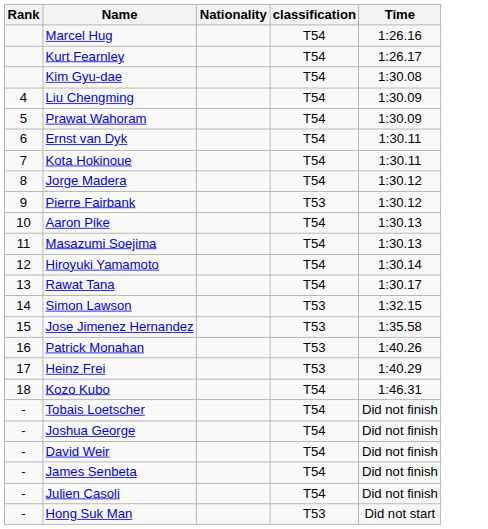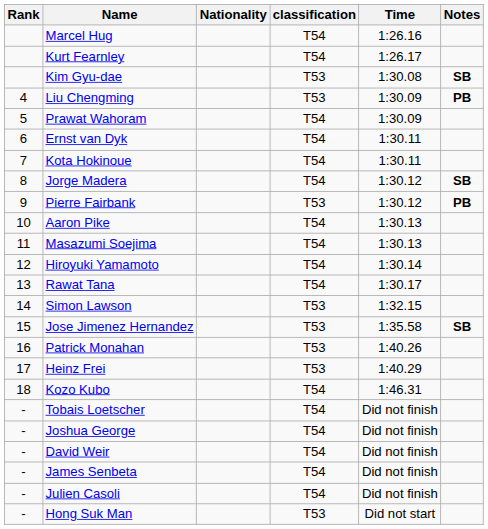+ column: (462, 14)
(314, 77) T54 -> (314, 77) T53
(314, 98) T54 -> (314, 98) T53
